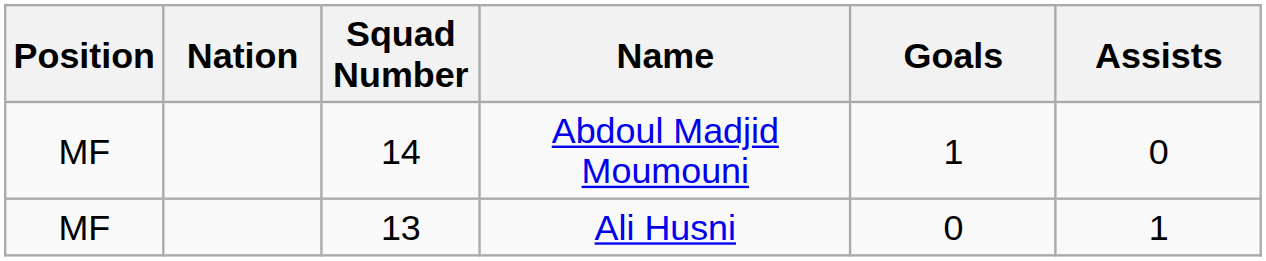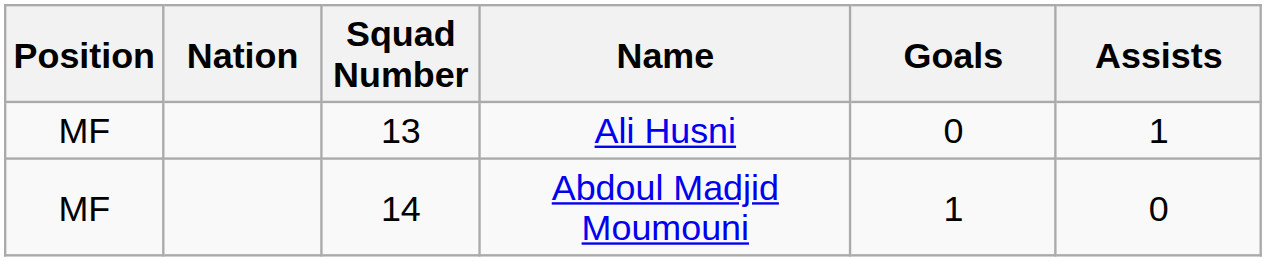rows swapped: (665, 151) <-> (665, 228)
